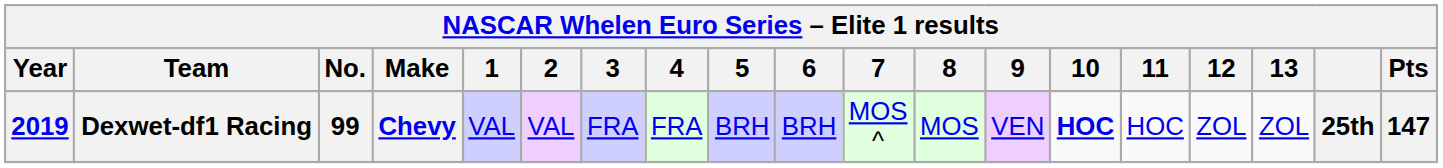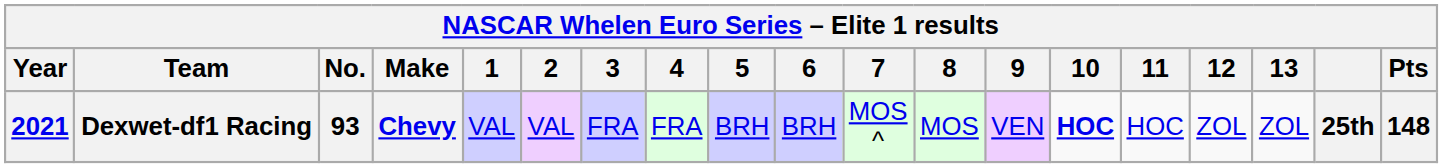(40, 126) 2019 -> (40, 126) 2021
(345, 126) 99 -> (345, 126) 93
(1409, 126) 147 -> (1409, 126) 148
